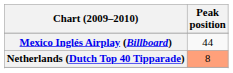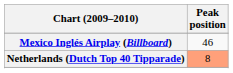(208, 42) 44 -> (208, 42) 46
